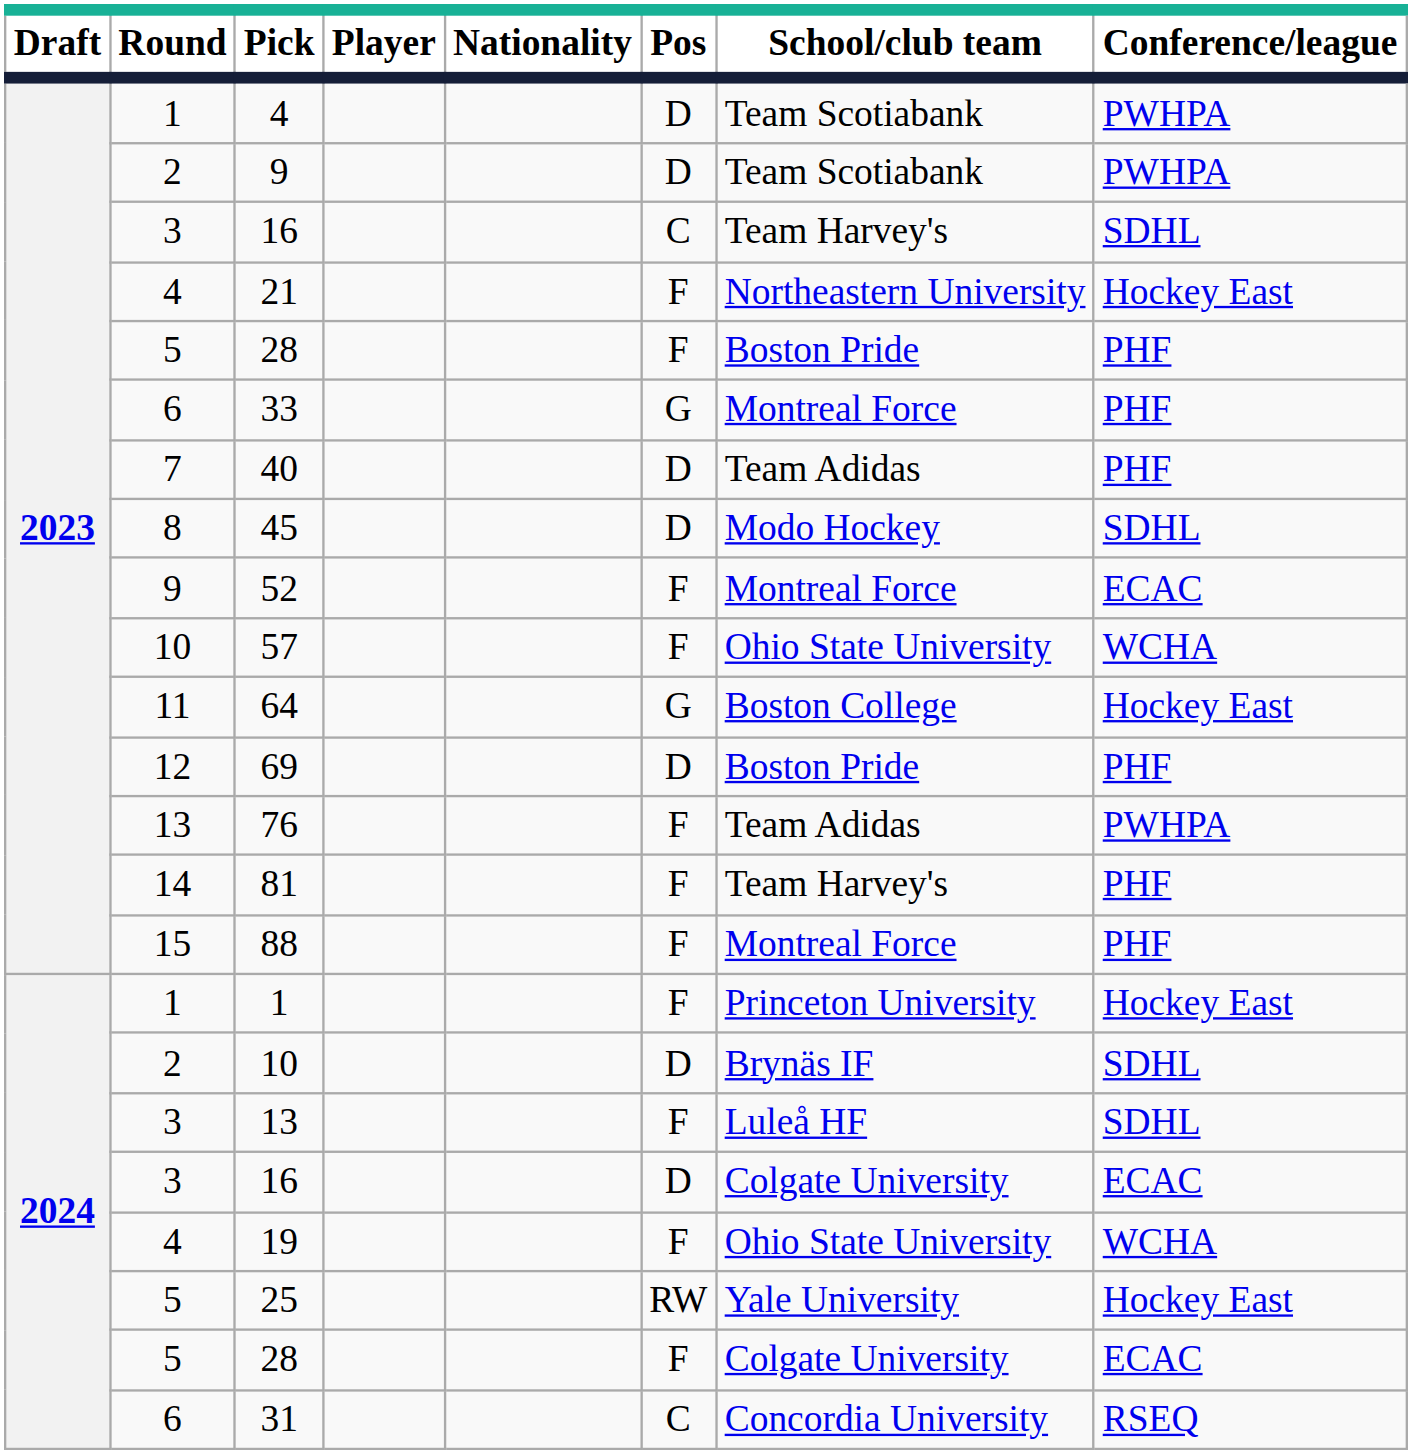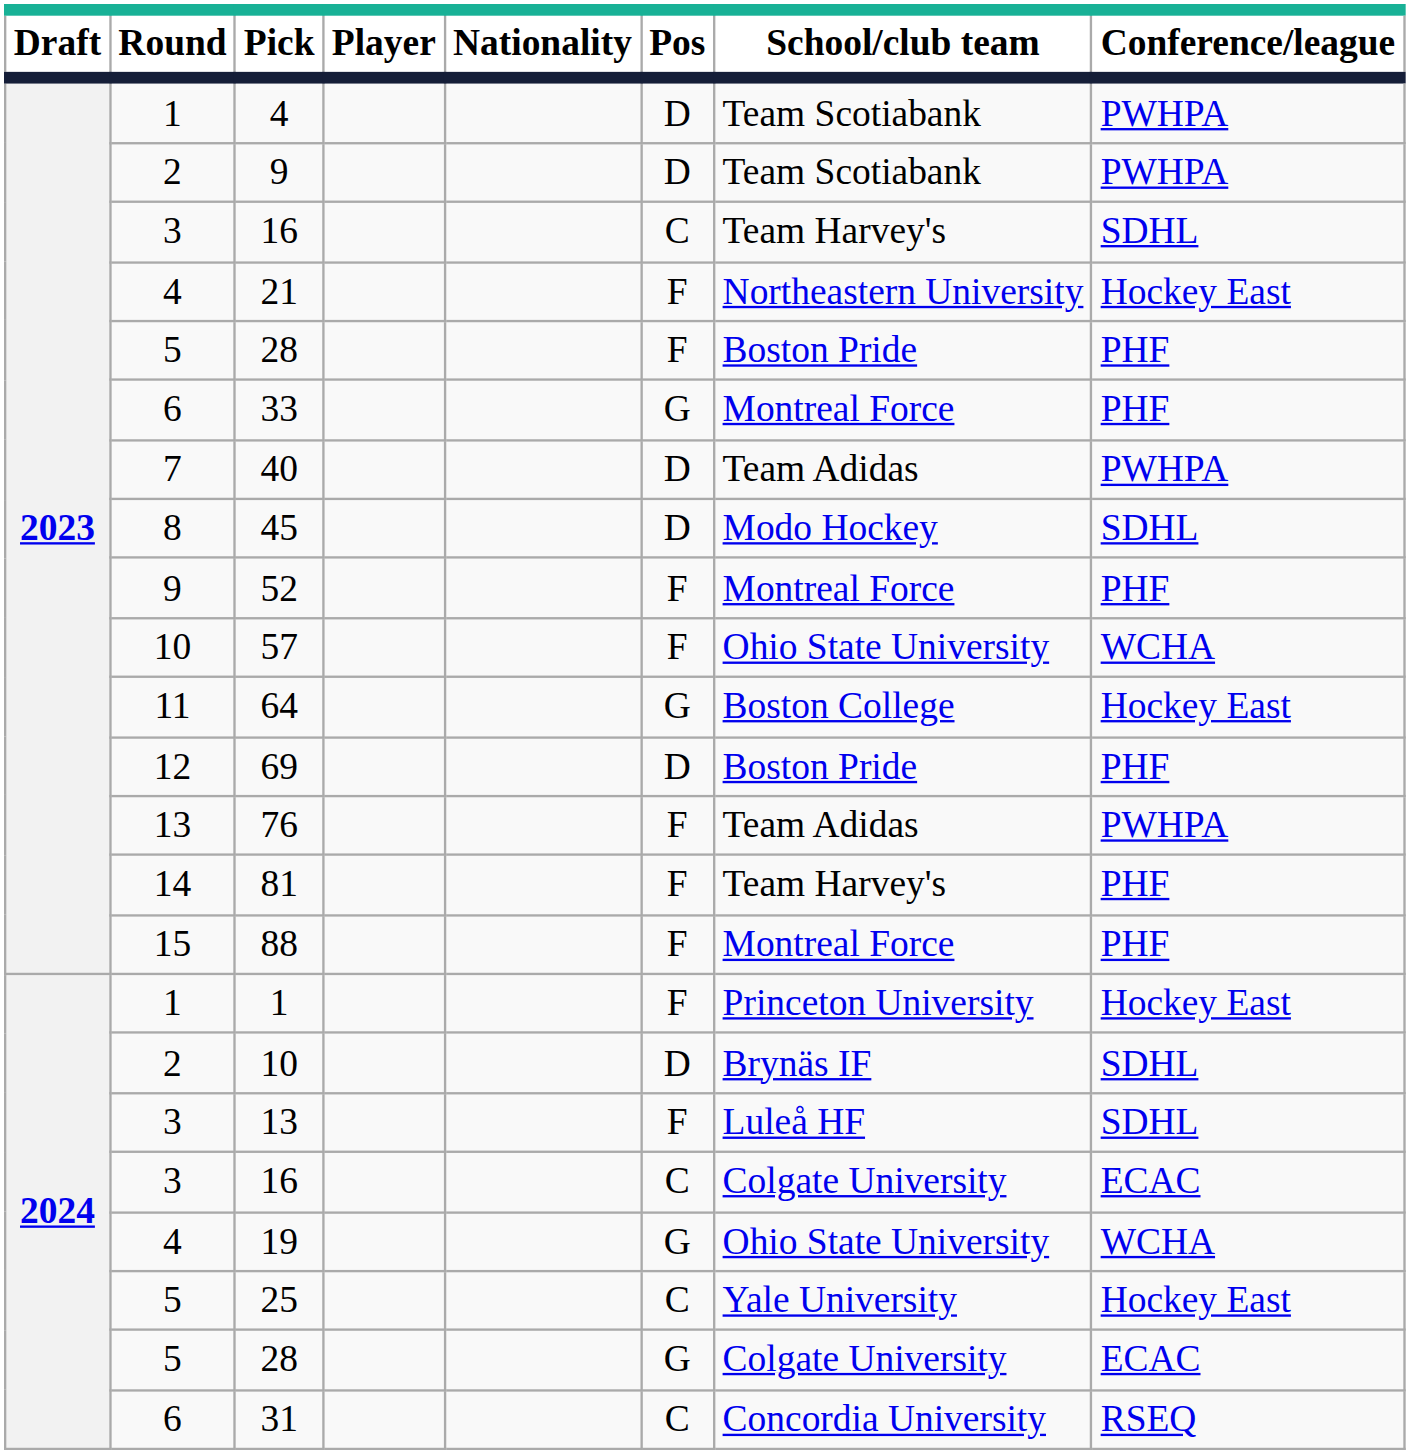(1137, 468) PHF -> (1164, 468) PWHPA
(1153, 587) ECAC -> (1135, 587) PHF
(678, 1181) D -> (677, 1181) C
(678, 1240) F -> (677, 1240) G
(678, 1299) RW -> (677, 1299) C
(678, 1359) F -> (677, 1359) G
